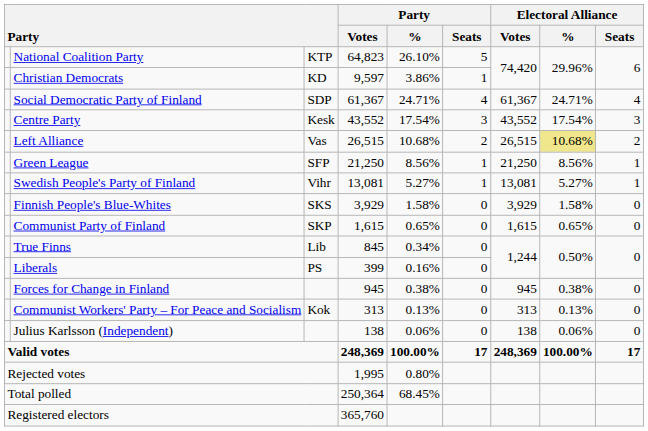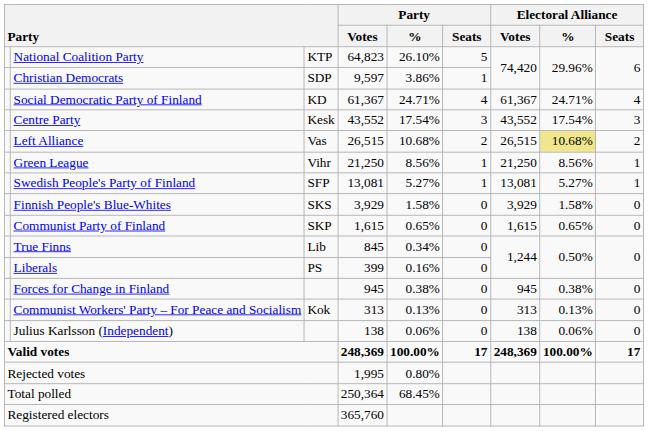(317, 78) KD -> (320, 78) SDP
(320, 99) SDP -> (317, 99) KD
(318, 162) SFP -> (319, 162) Vihr
(319, 183) Vihr -> (318, 183) SFP
